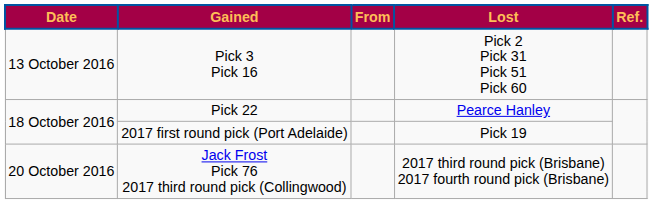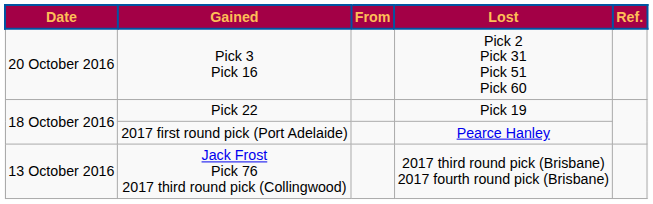(61, 64) 13 October 2016 -> (61, 64) 20 October 2016
(503, 111) Pearce Hanley -> (503, 111) Pick 19
(503, 133) Pick 19 -> (503, 133) Pearce Hanley
(61, 172) 20 October 2016 -> (61, 172) 13 October 2016
